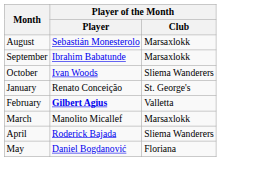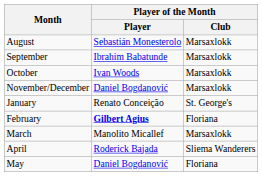(179, 73) Sliema Wanderers -> (209, 73) Marsaxlokk
+ row: (48, 88)
(159, 103) Valletta -> (202, 118) Floriana
